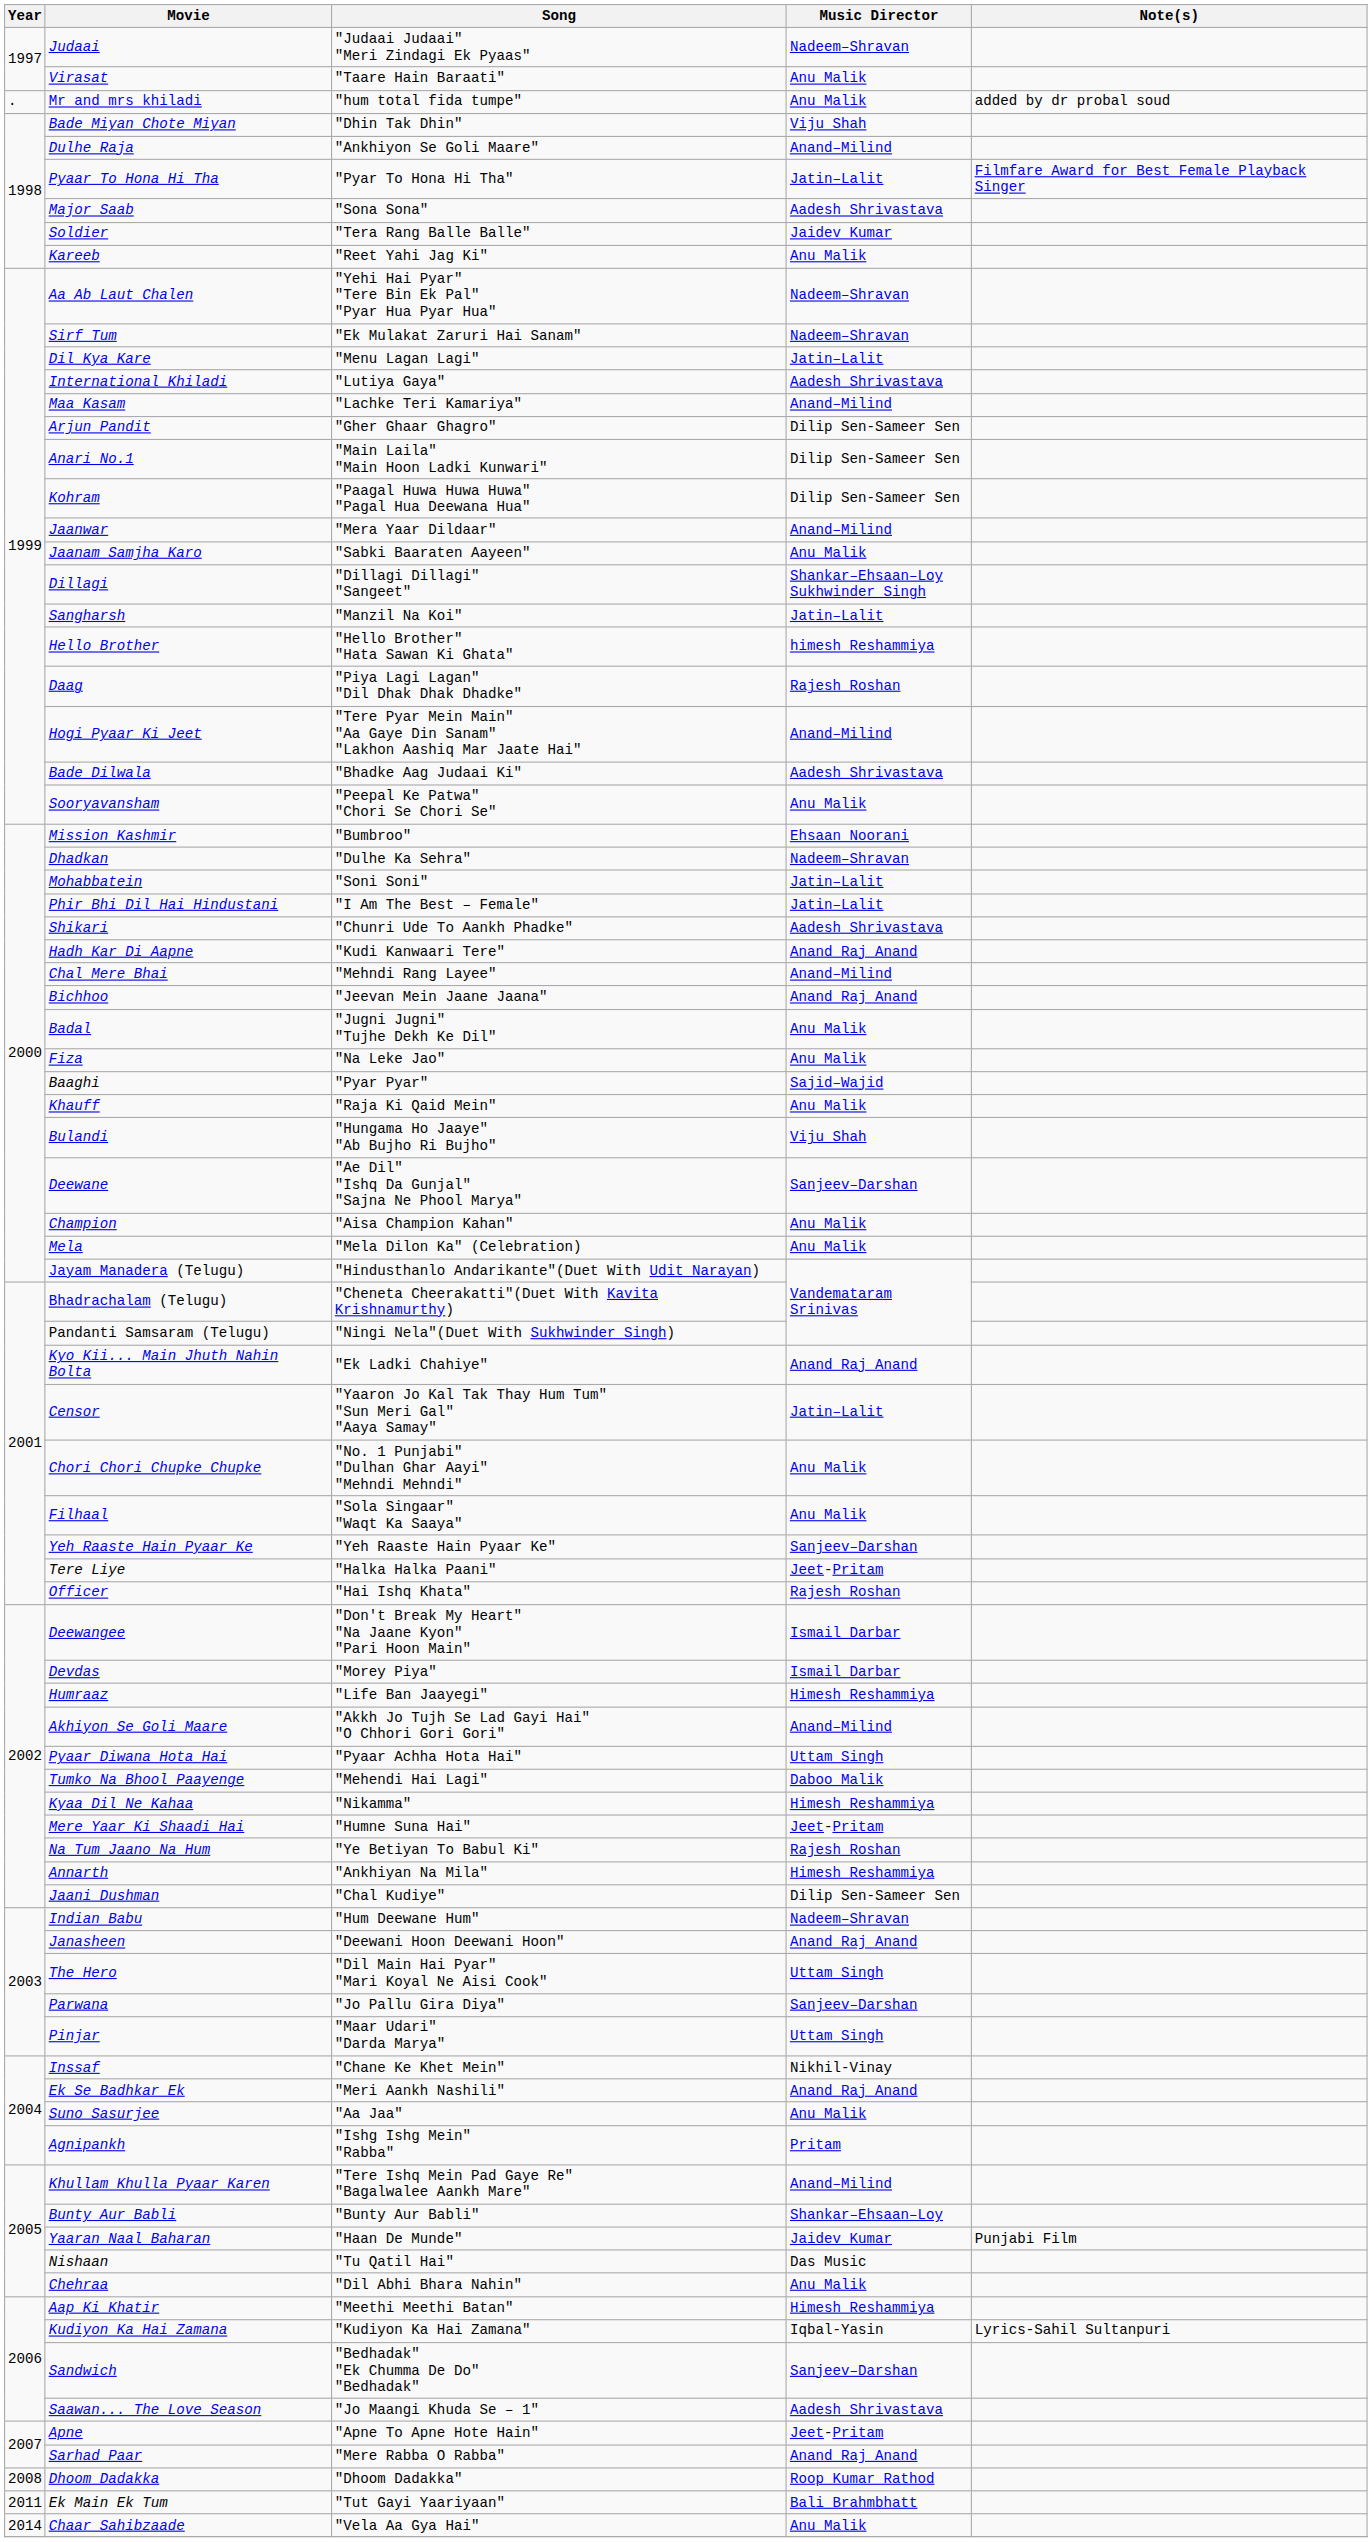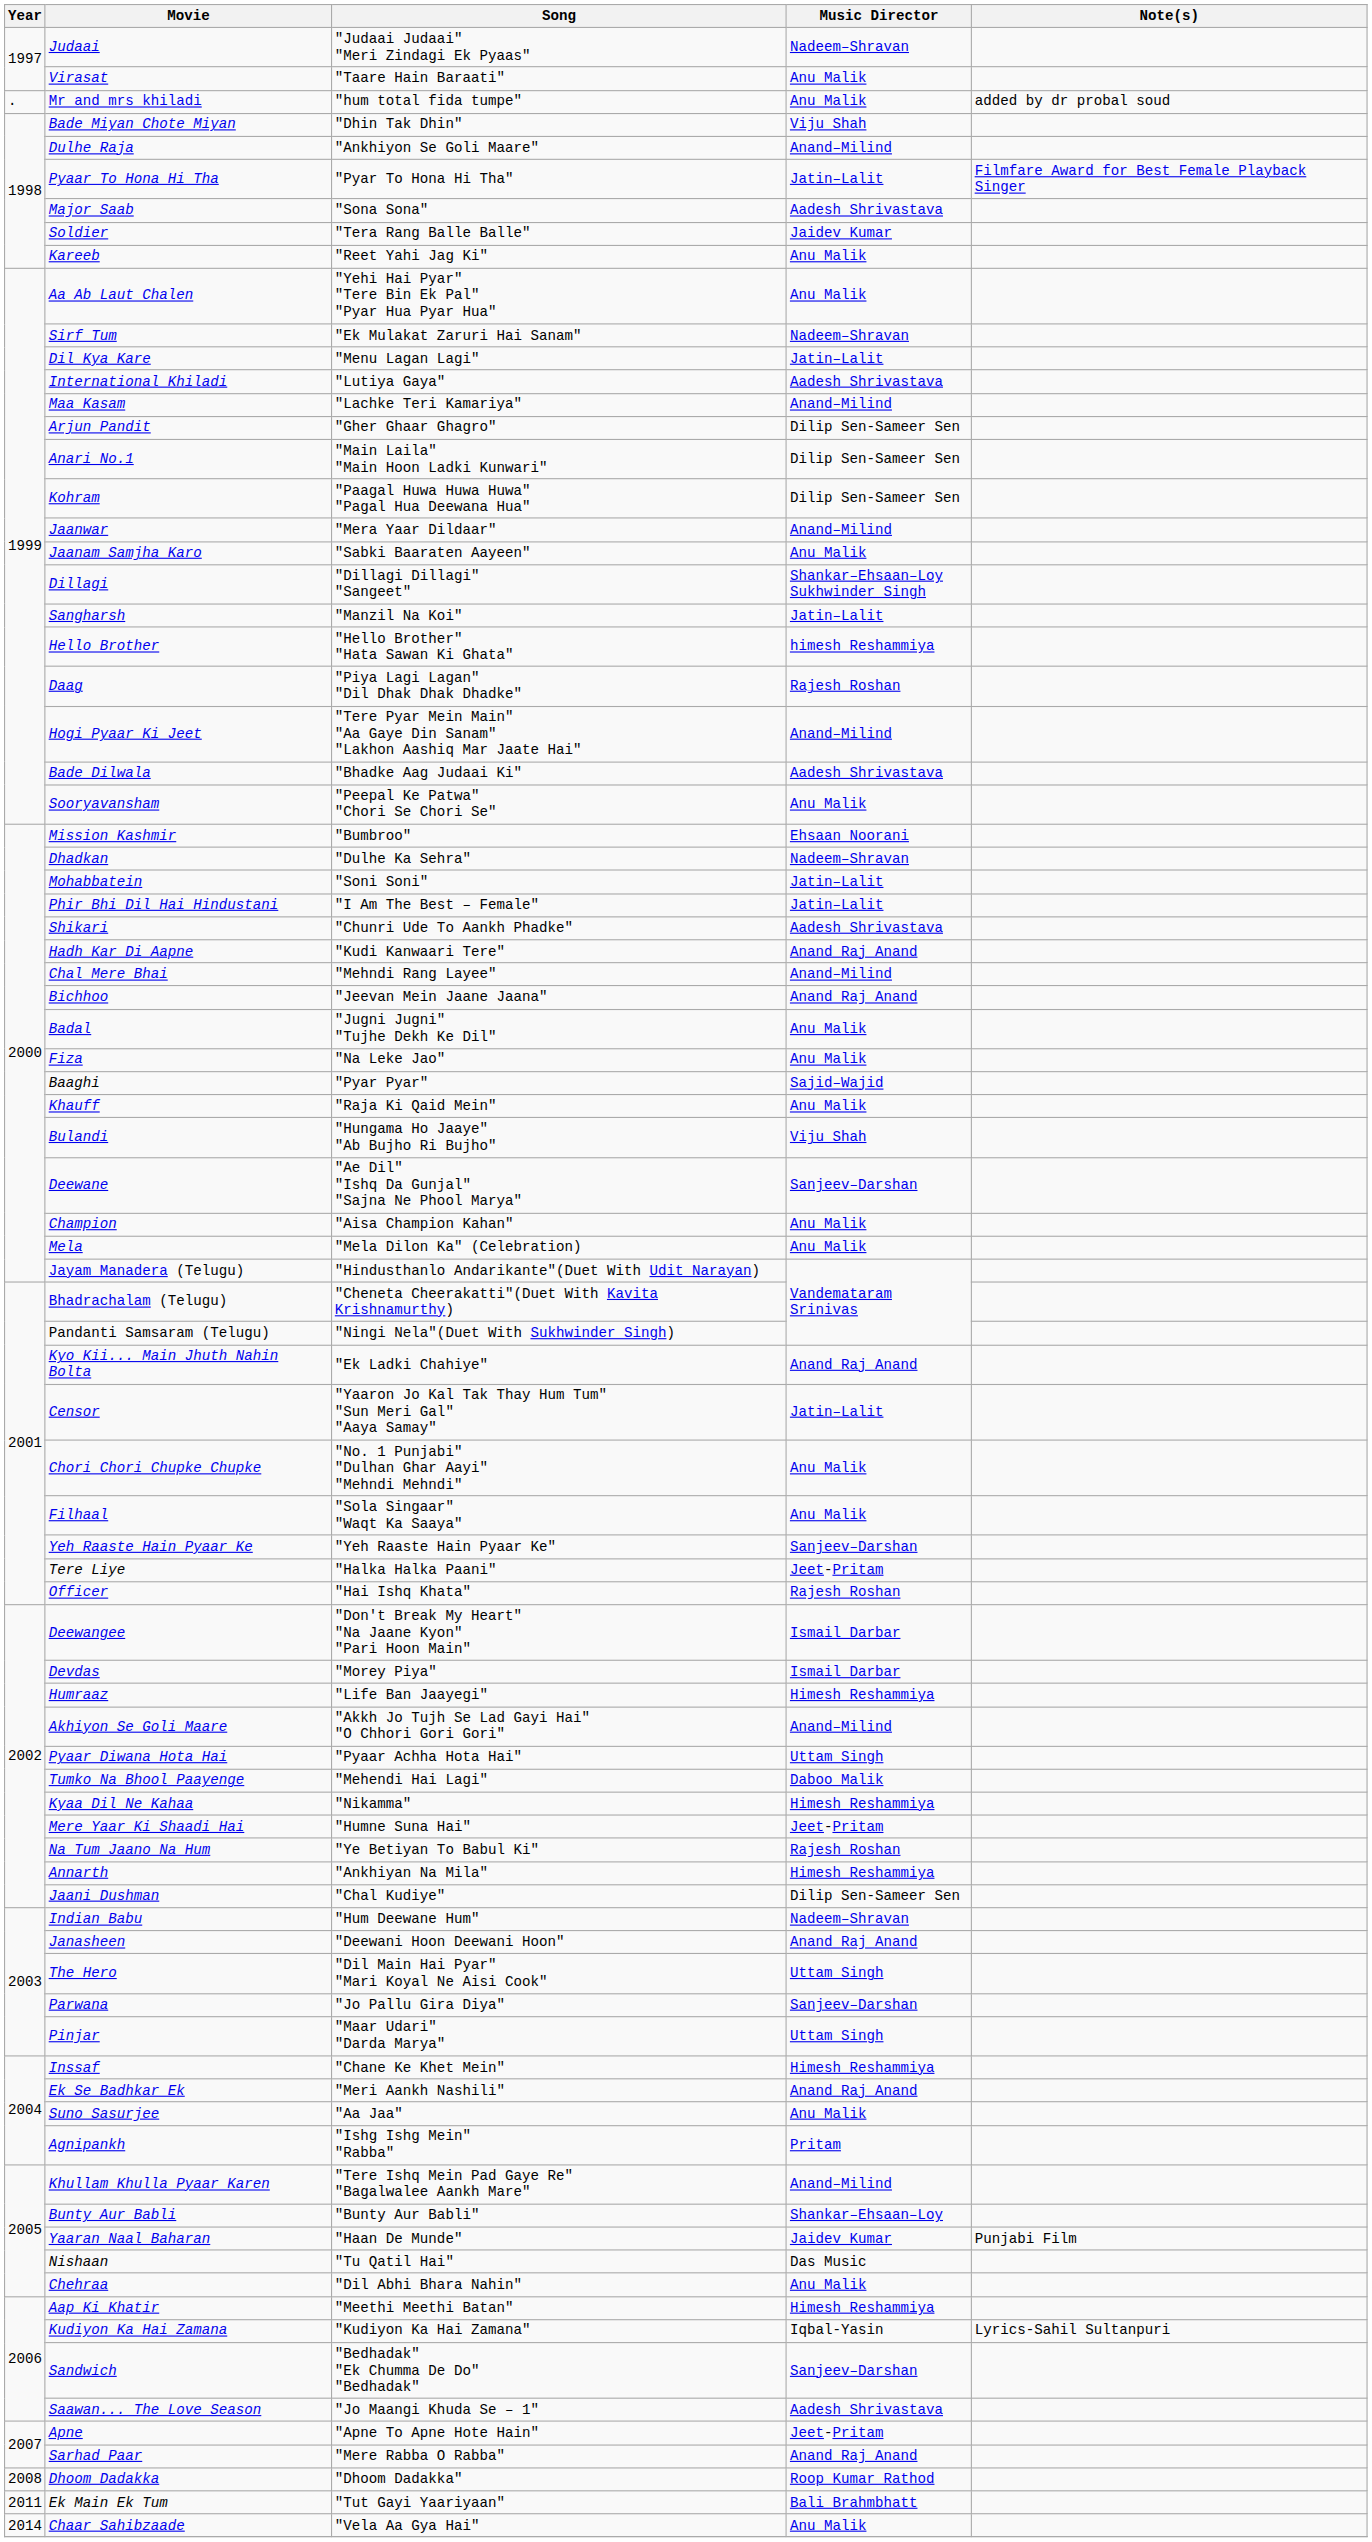(849, 296) Nadeem–Shravan -> (828, 296) Anu Malik
(841, 2067) Nikhil-Vinay -> (862, 2067) Himesh Reshammiya
